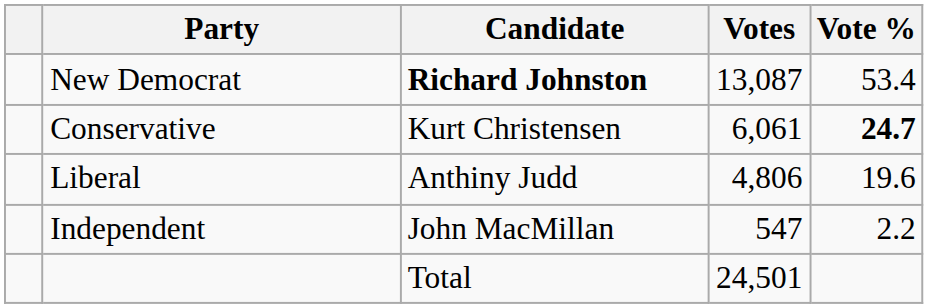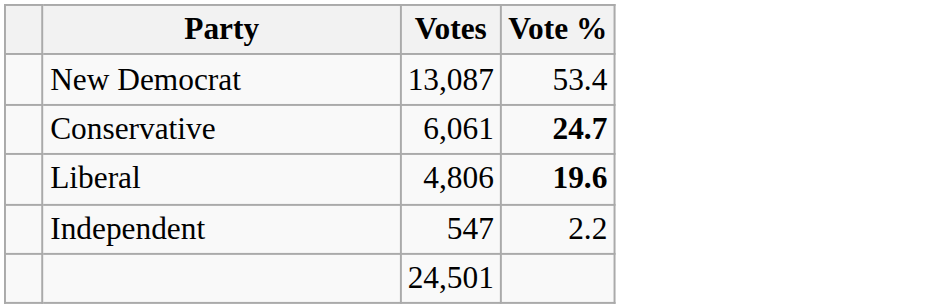- column: (555, 29)
(888, 178) normal -> (580, 178) bold
